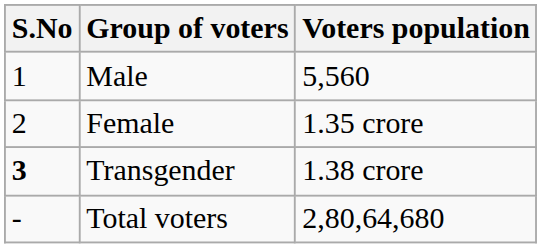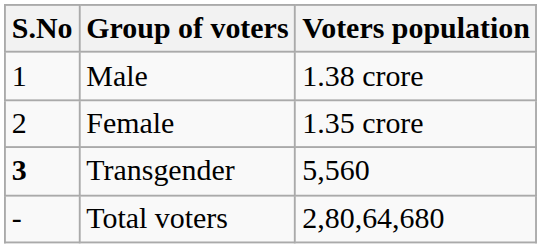(336, 75) 5,560 -> (363, 75) 1.38 crore
(363, 170) 1.38 crore -> (336, 170) 5,560
